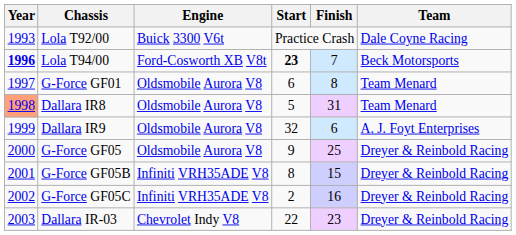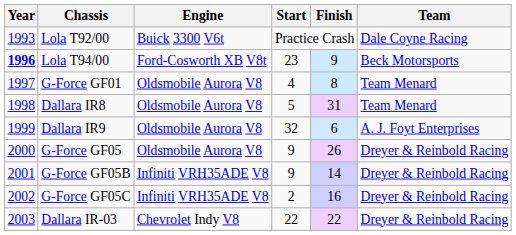(291, 61) bold -> (291, 61) normal
(334, 61) 7 -> (334, 61) 9
(291, 83) 6 -> (291, 83) 4
(21, 106) lightsalmon background -> (21, 106) no background
(334, 151) 25 -> (334, 151) 26
(291, 173) 8 -> (291, 173) 9
(334, 173) 15 -> (334, 173) 14
(334, 218) 23 -> (334, 218) 22
